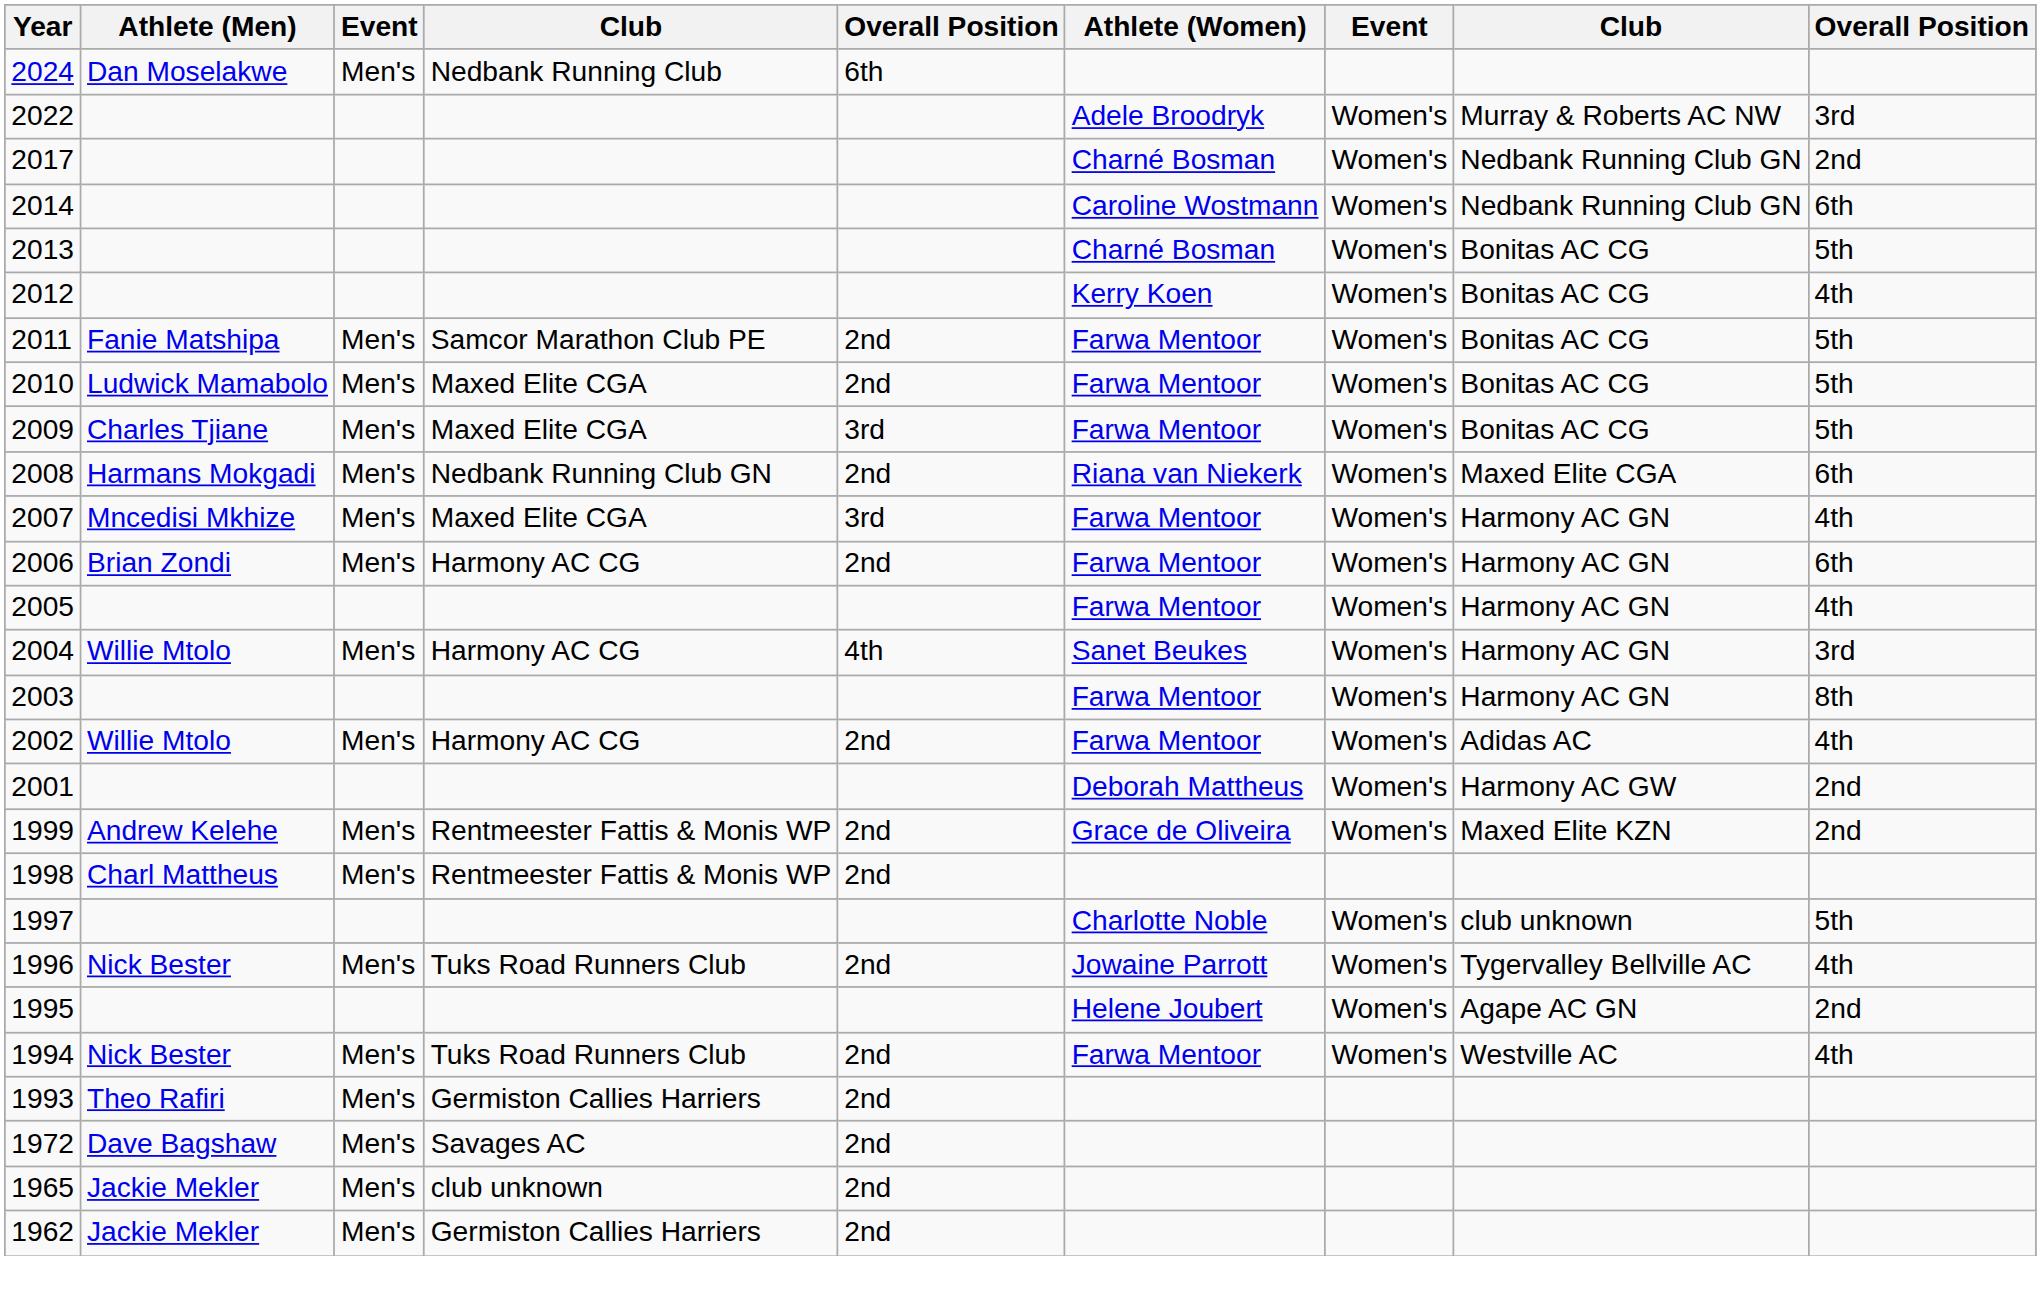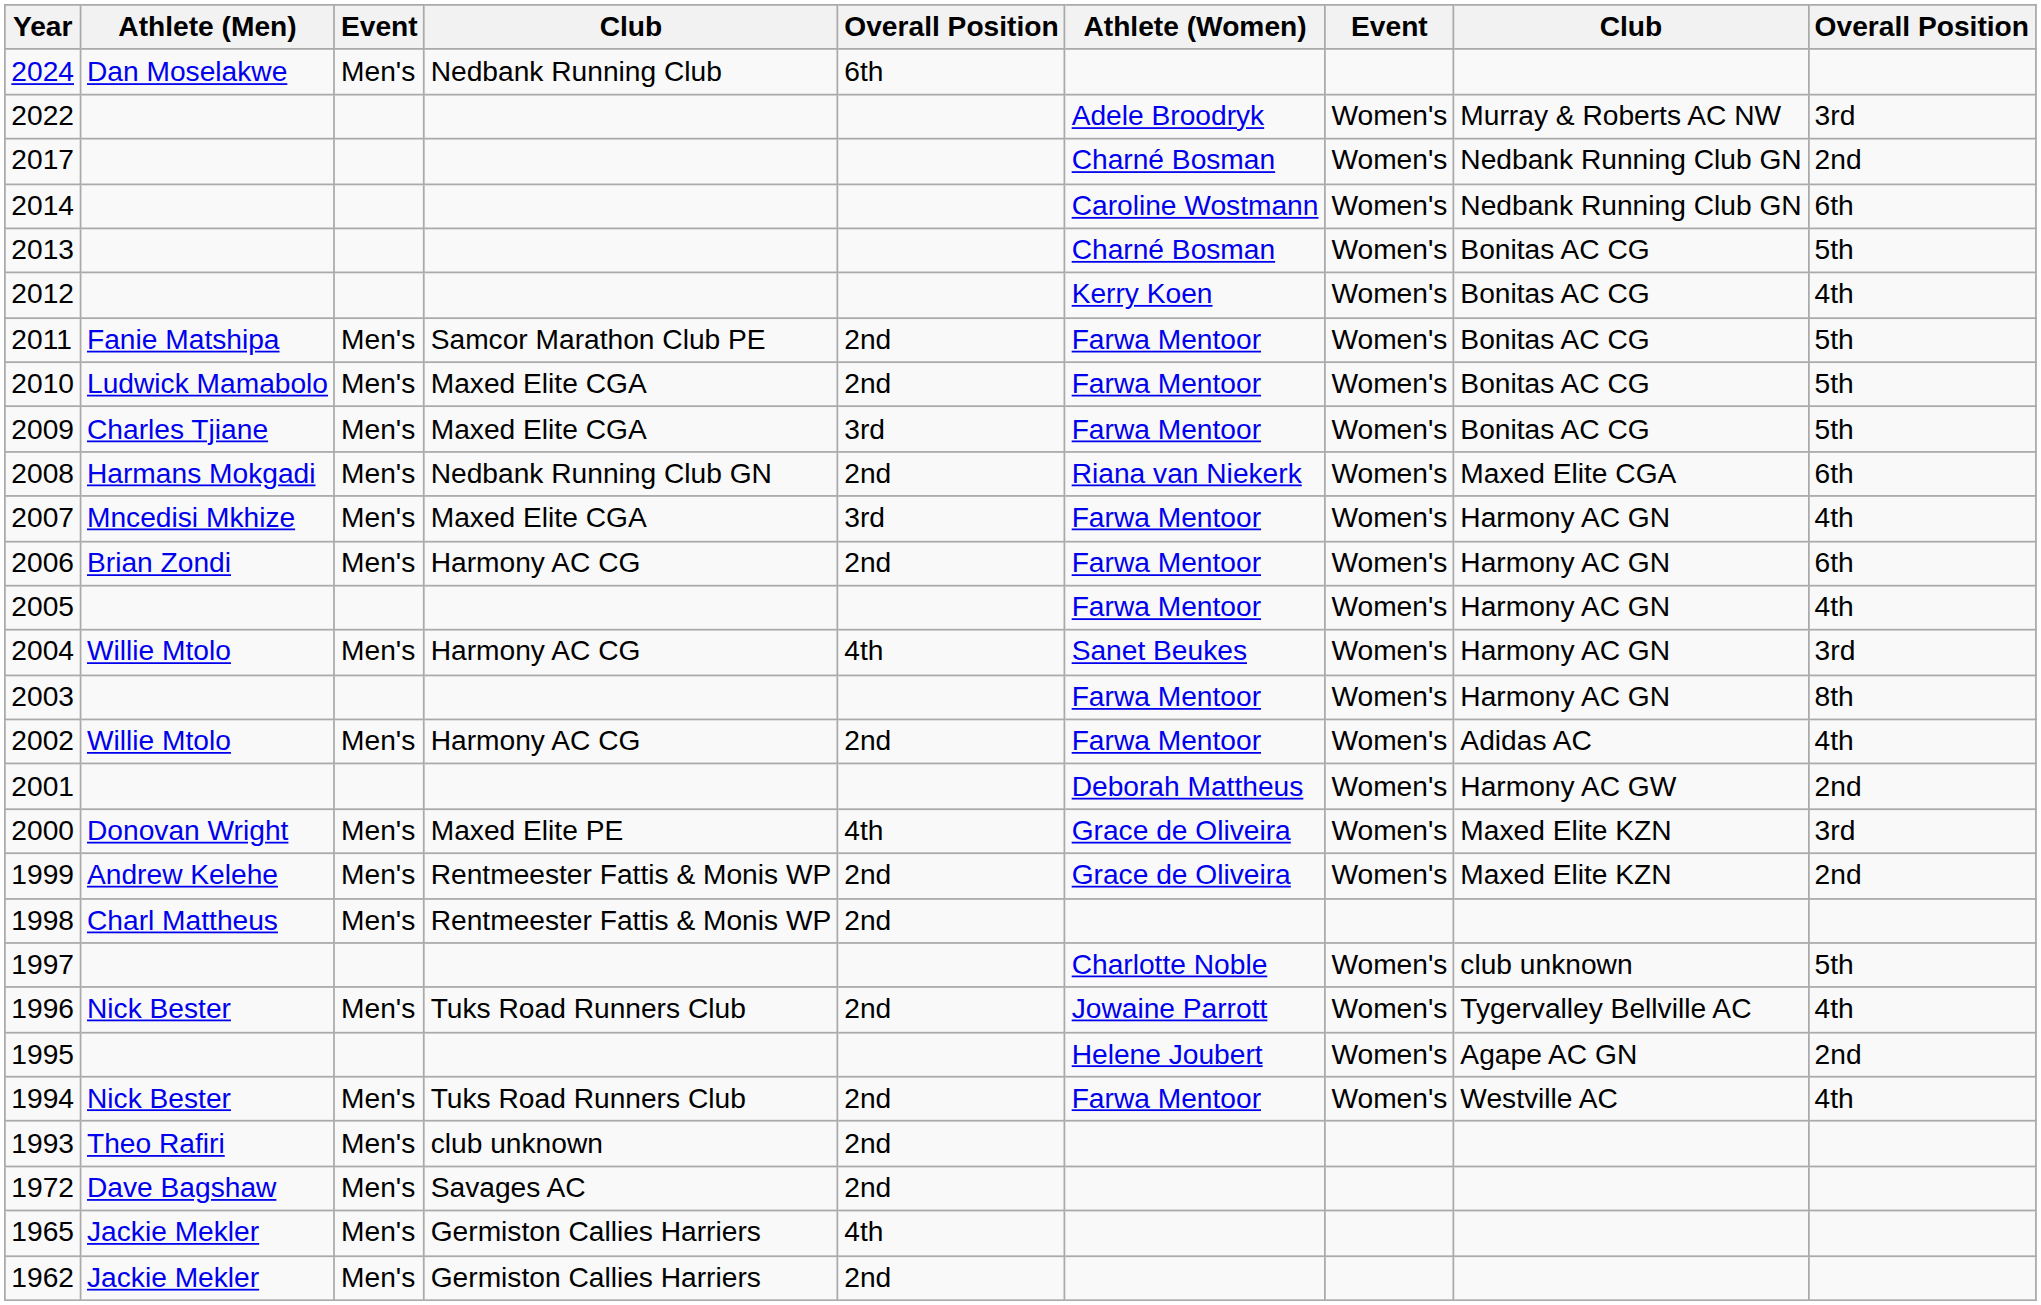+ row: (43, 830)
(596, 1098) Germiston Callies Harriers -> (517, 1143) club unknown
(517, 1187) club unknown -> (596, 1232) Germiston Callies Harriers
(868, 1187) 2nd -> (864, 1232) 4th
